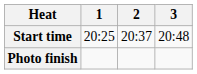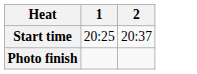- column: (174, 15)
